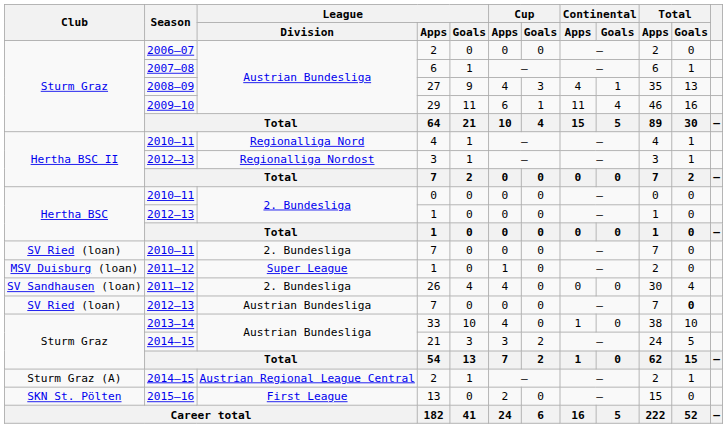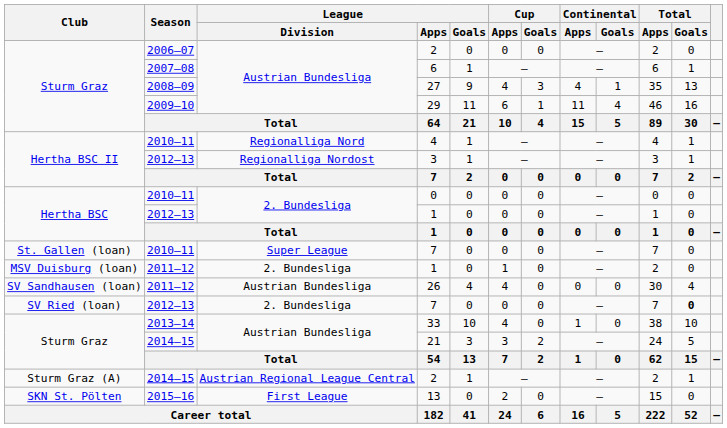(74, 250) SV Ried (loan) -> (74, 250) St. Gallen (loan)
(307, 250) 2. Bundesliga -> (307, 250) Super League
(307, 269) Super League -> (307, 269) 2. Bundesliga
(307, 287) 2. Bundesliga -> (307, 287) Austrian Bundesliga
(307, 305) Austrian Bundesliga -> (307, 305) 2. Bundesliga
